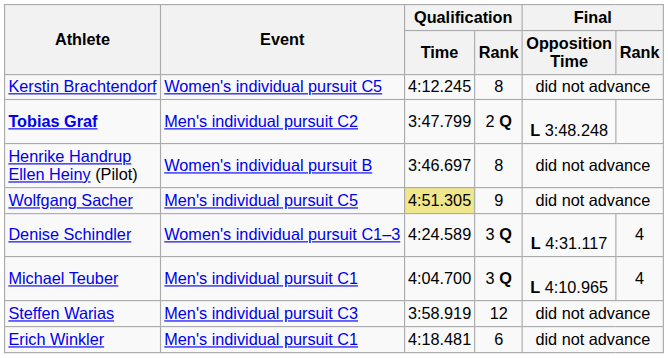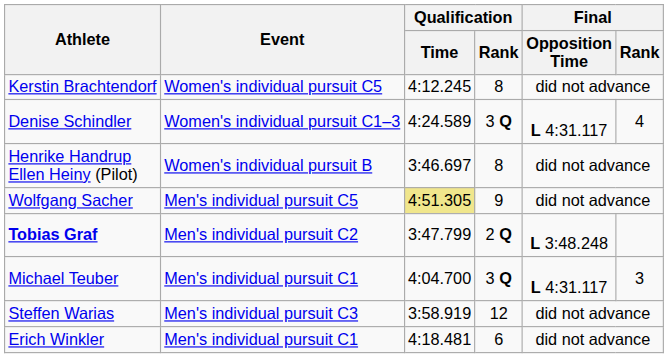rows swapped: (53, 122) <-> (70, 235)
(569, 288) L 4:10.965 -> (569, 288) L 4:31.117
(640, 279) 4 -> (640, 279) 3
